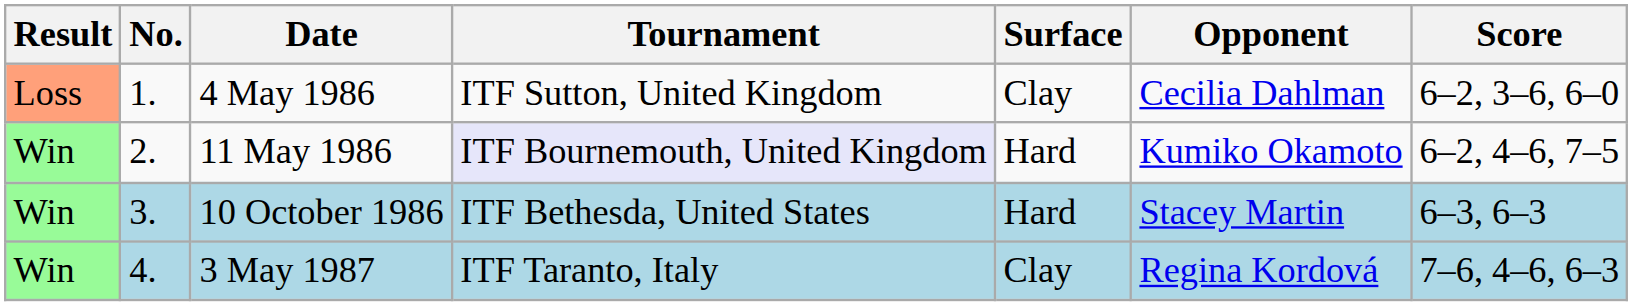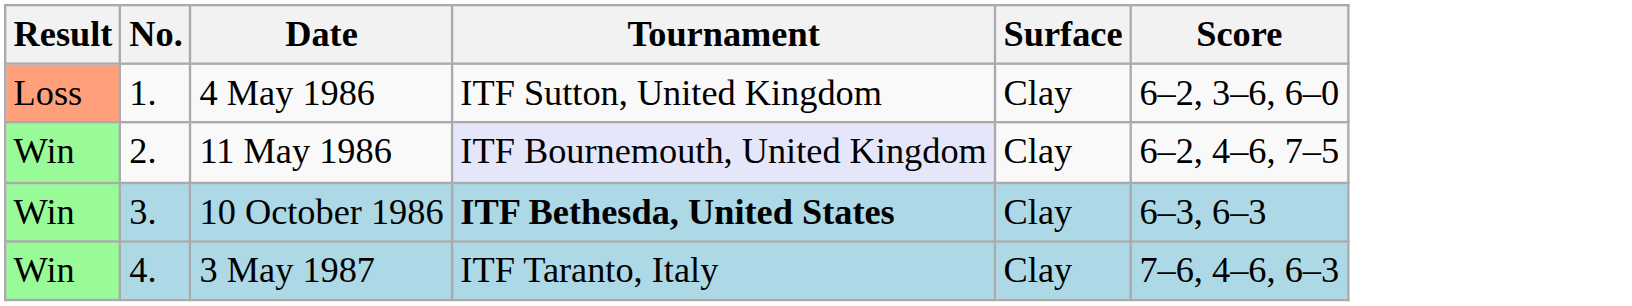- column: (1271, 33)
(1040, 151) Hard -> (1038, 151) Clay
(665, 210) normal -> (678, 210) bold
(1040, 210) Hard -> (1038, 210) Clay
